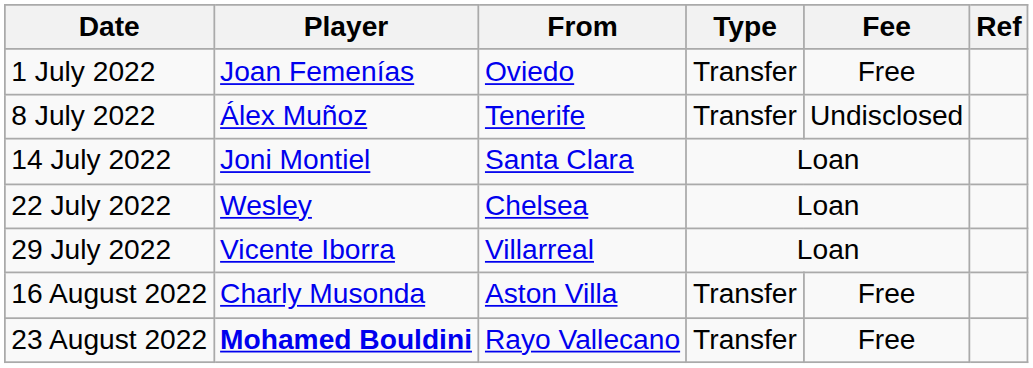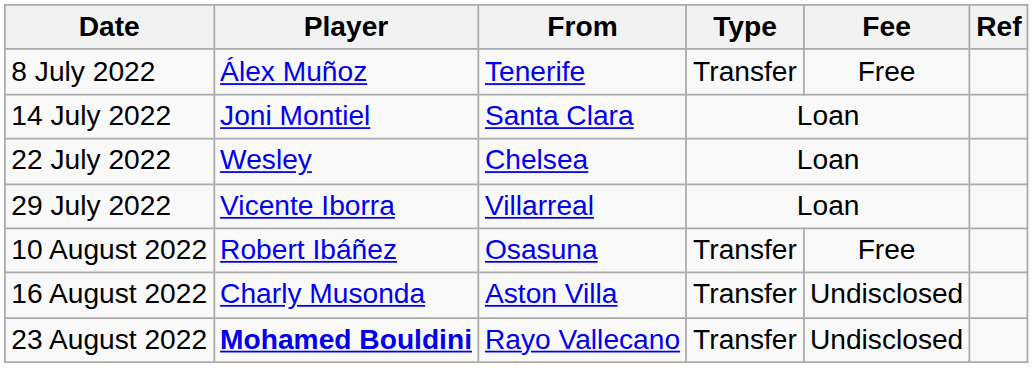- row: (83, 71)
(887, 116) Undisclosed -> (887, 71) Free
+ row: (109, 250)
(887, 294) Free -> (887, 294) Undisclosed
(887, 339) Free -> (887, 339) Undisclosed
